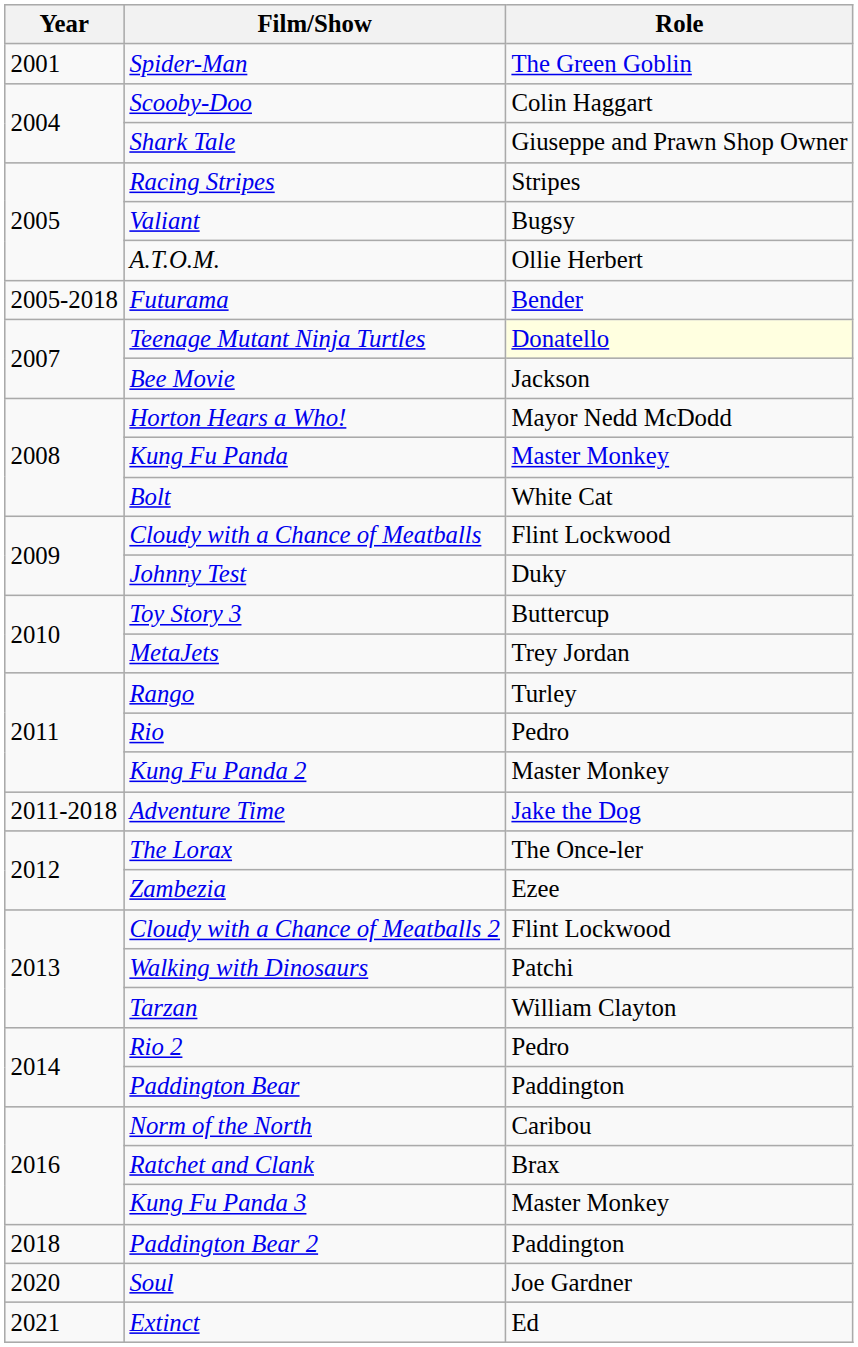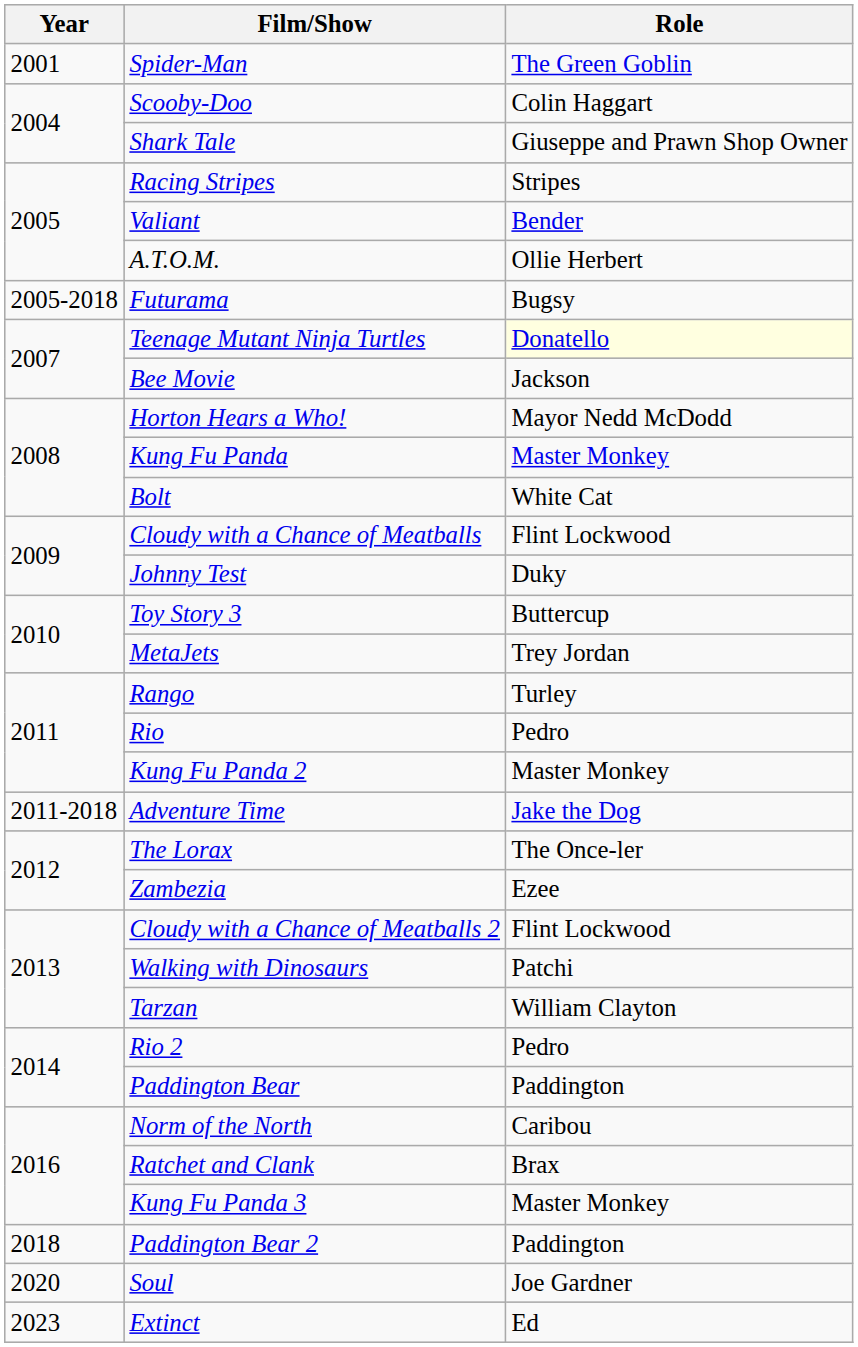(543, 220) Bugsy -> (547, 220) Bender
(547, 299) Bender -> (543, 299) Bugsy
(35, 1322) 2021 -> (35, 1322) 2023
